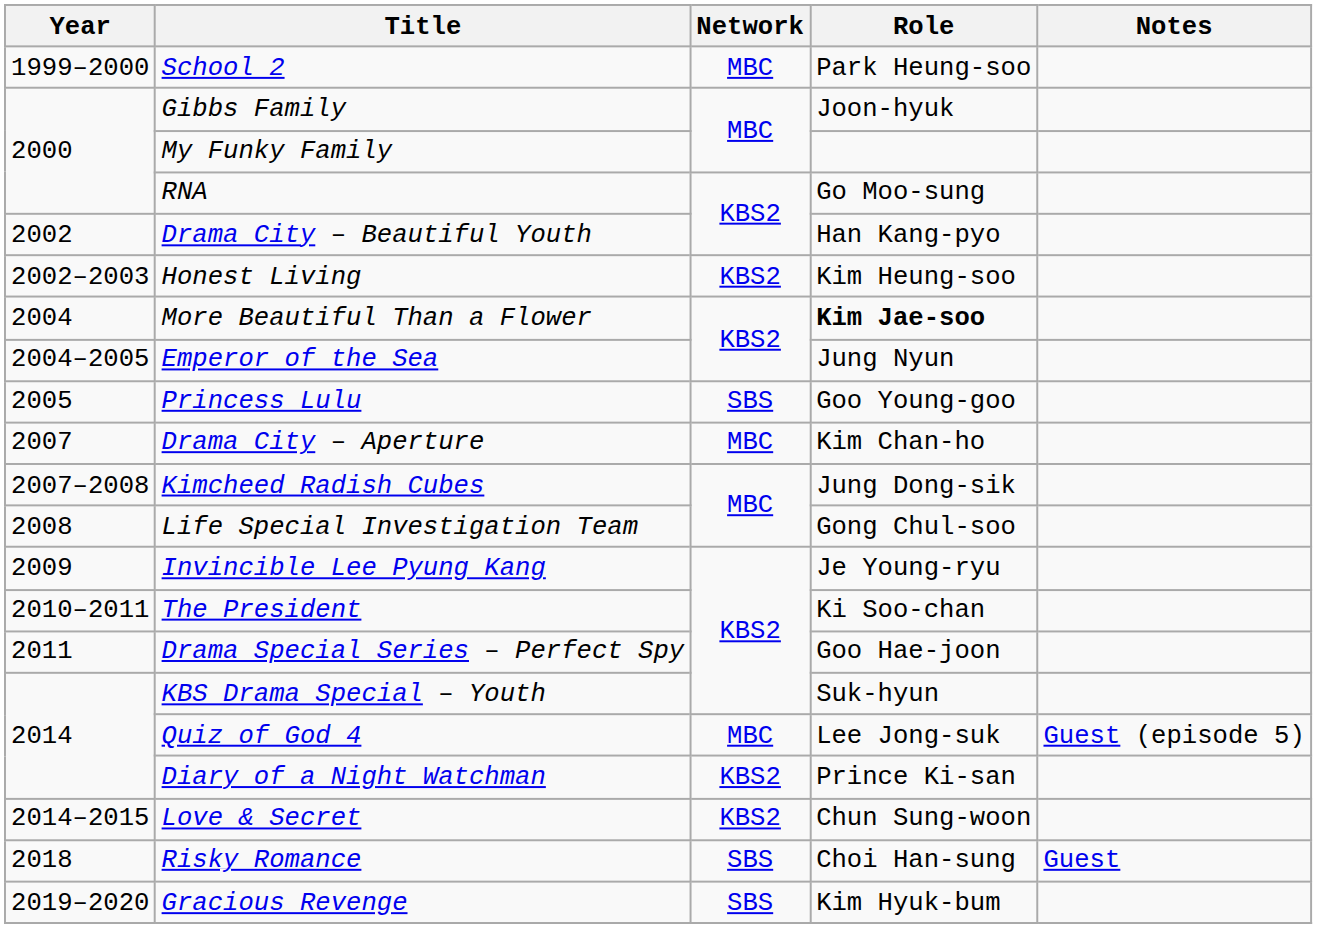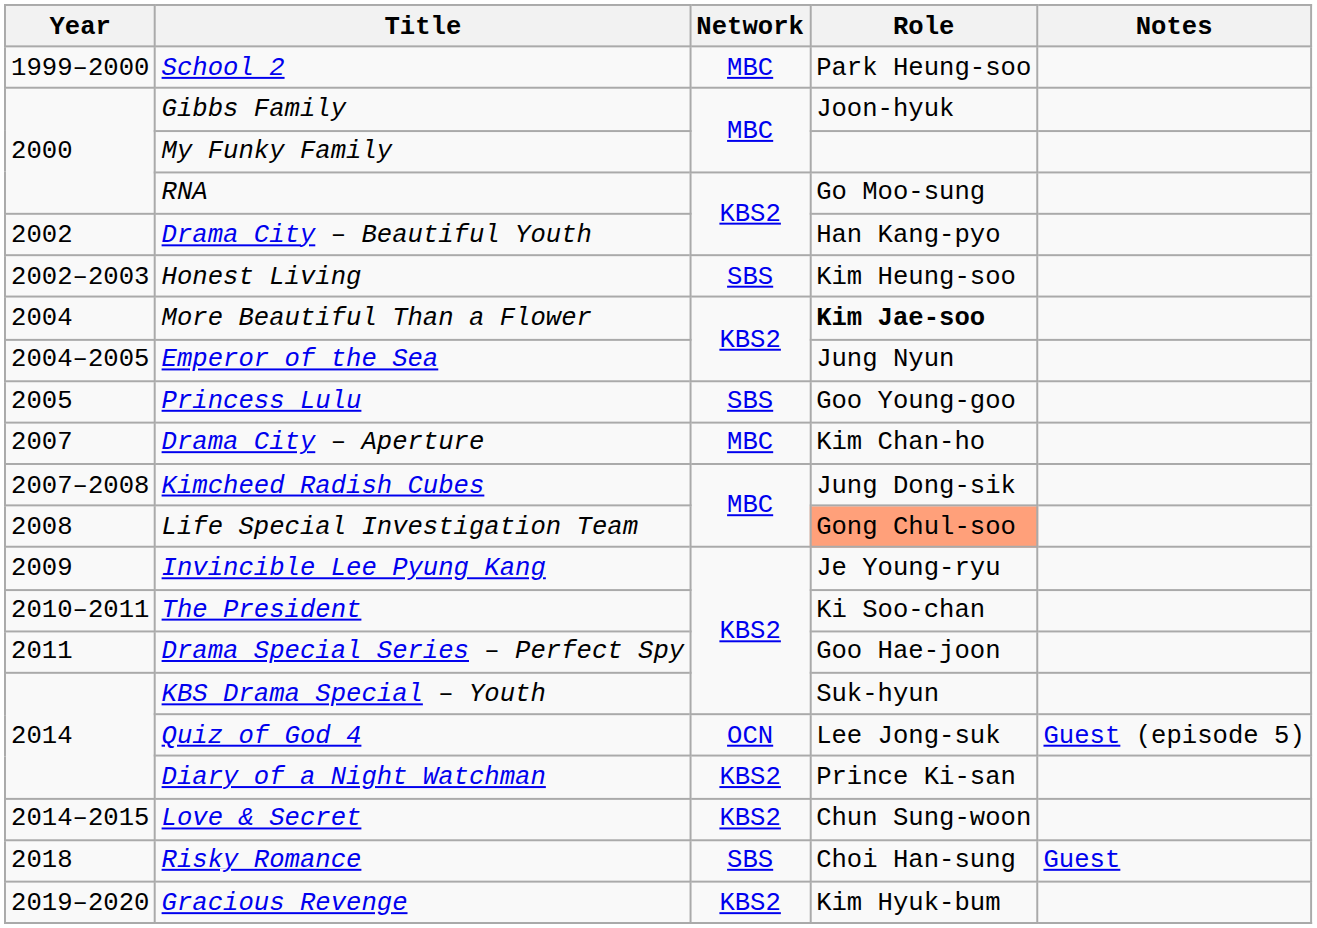(750, 276) KBS2 -> (750, 276) SBS
(916, 527) no background -> (916, 527) lightsalmon background
(750, 735) MBC -> (750, 735) OCN
(750, 902) SBS -> (750, 902) KBS2
